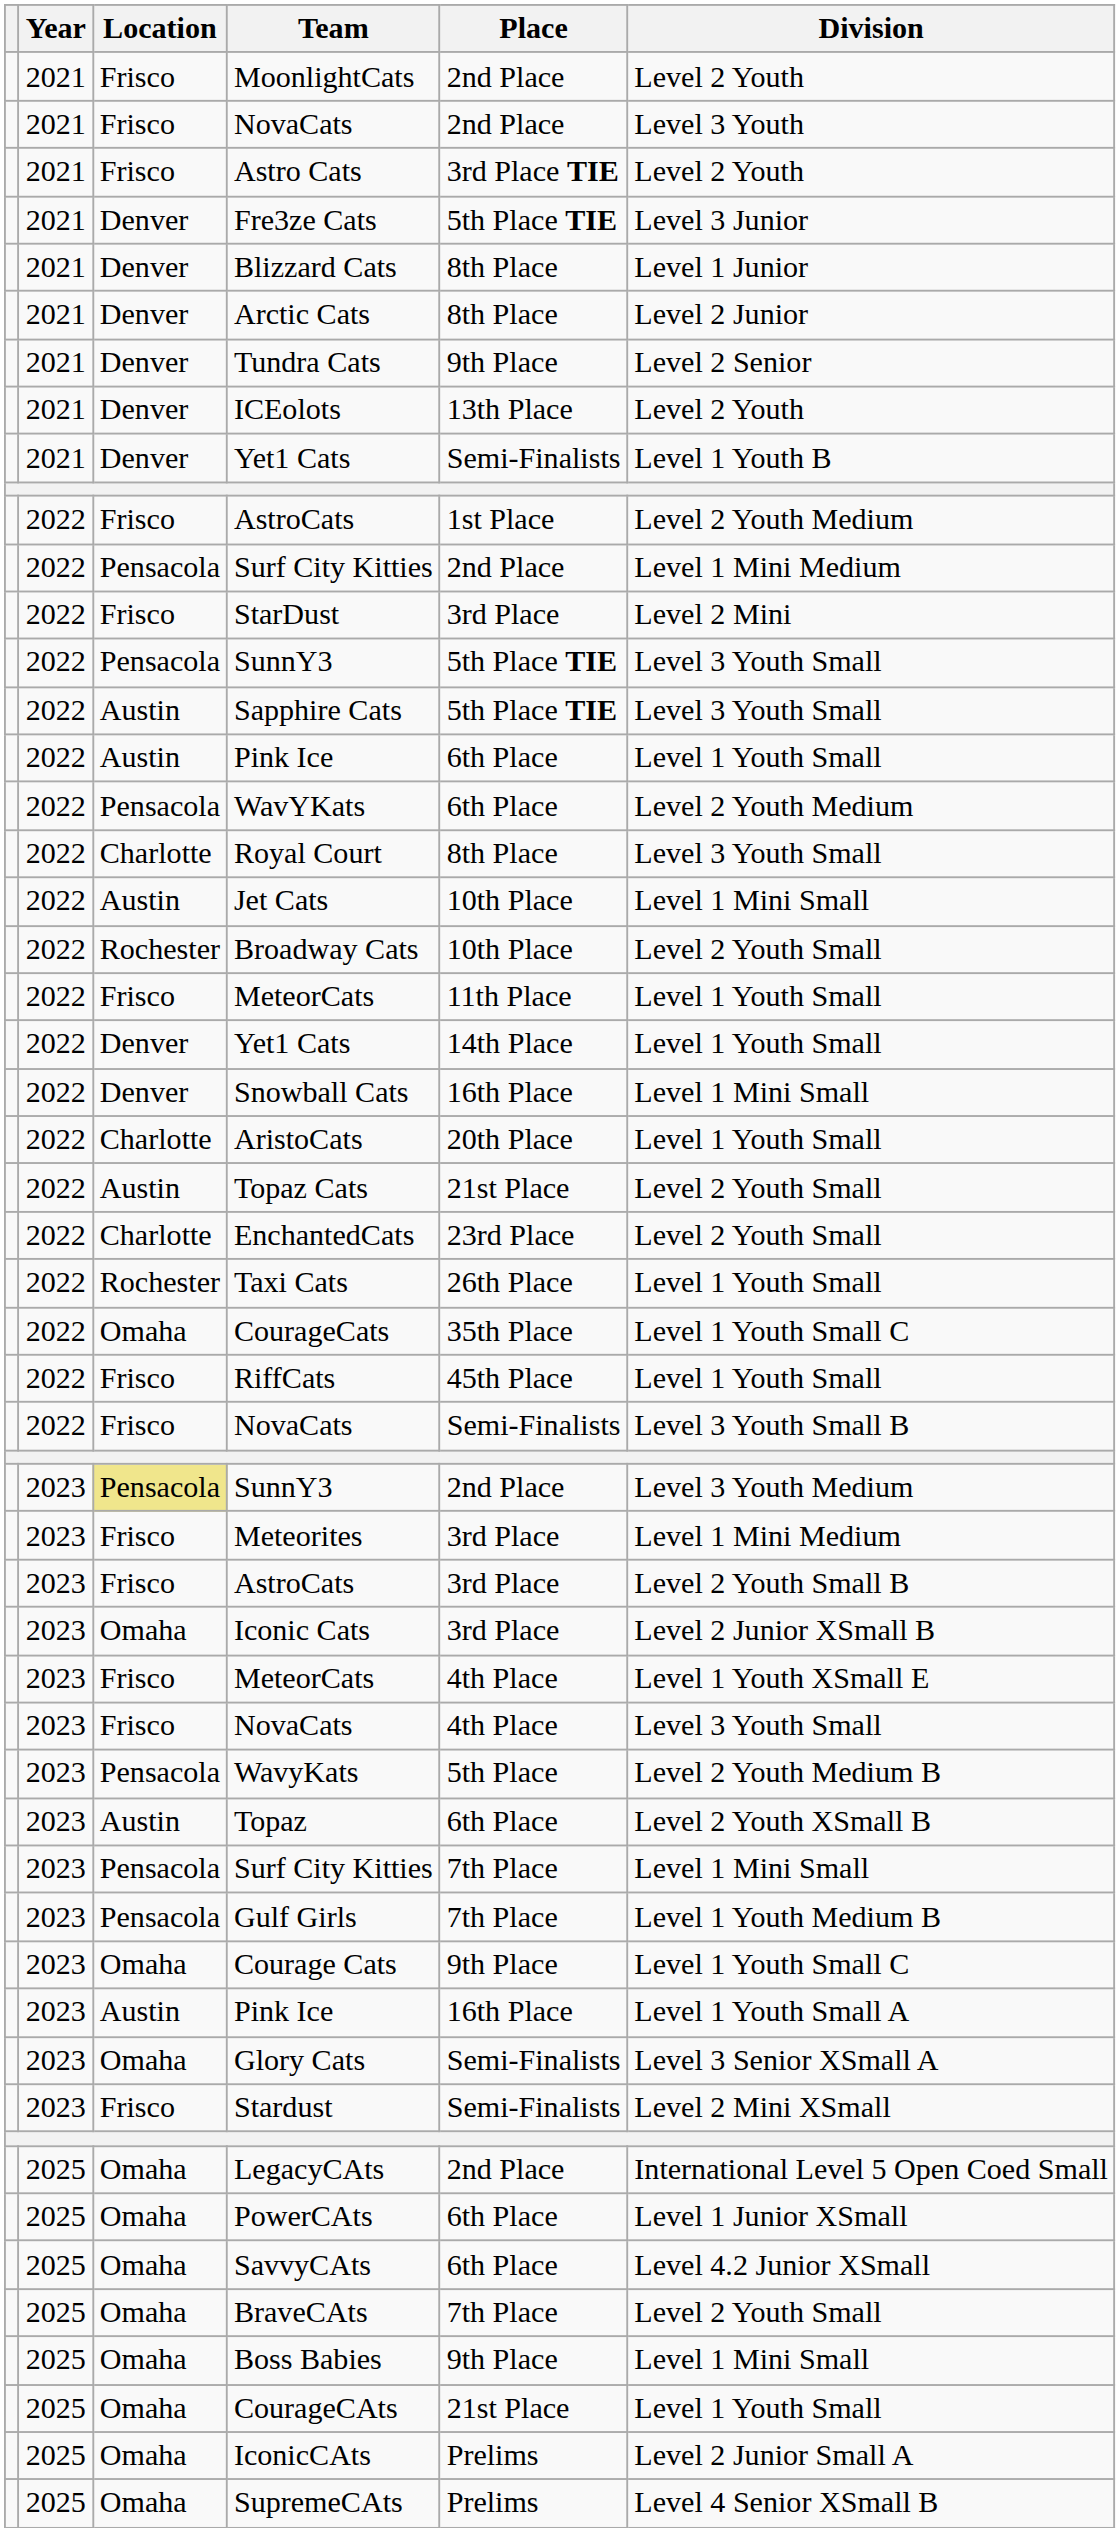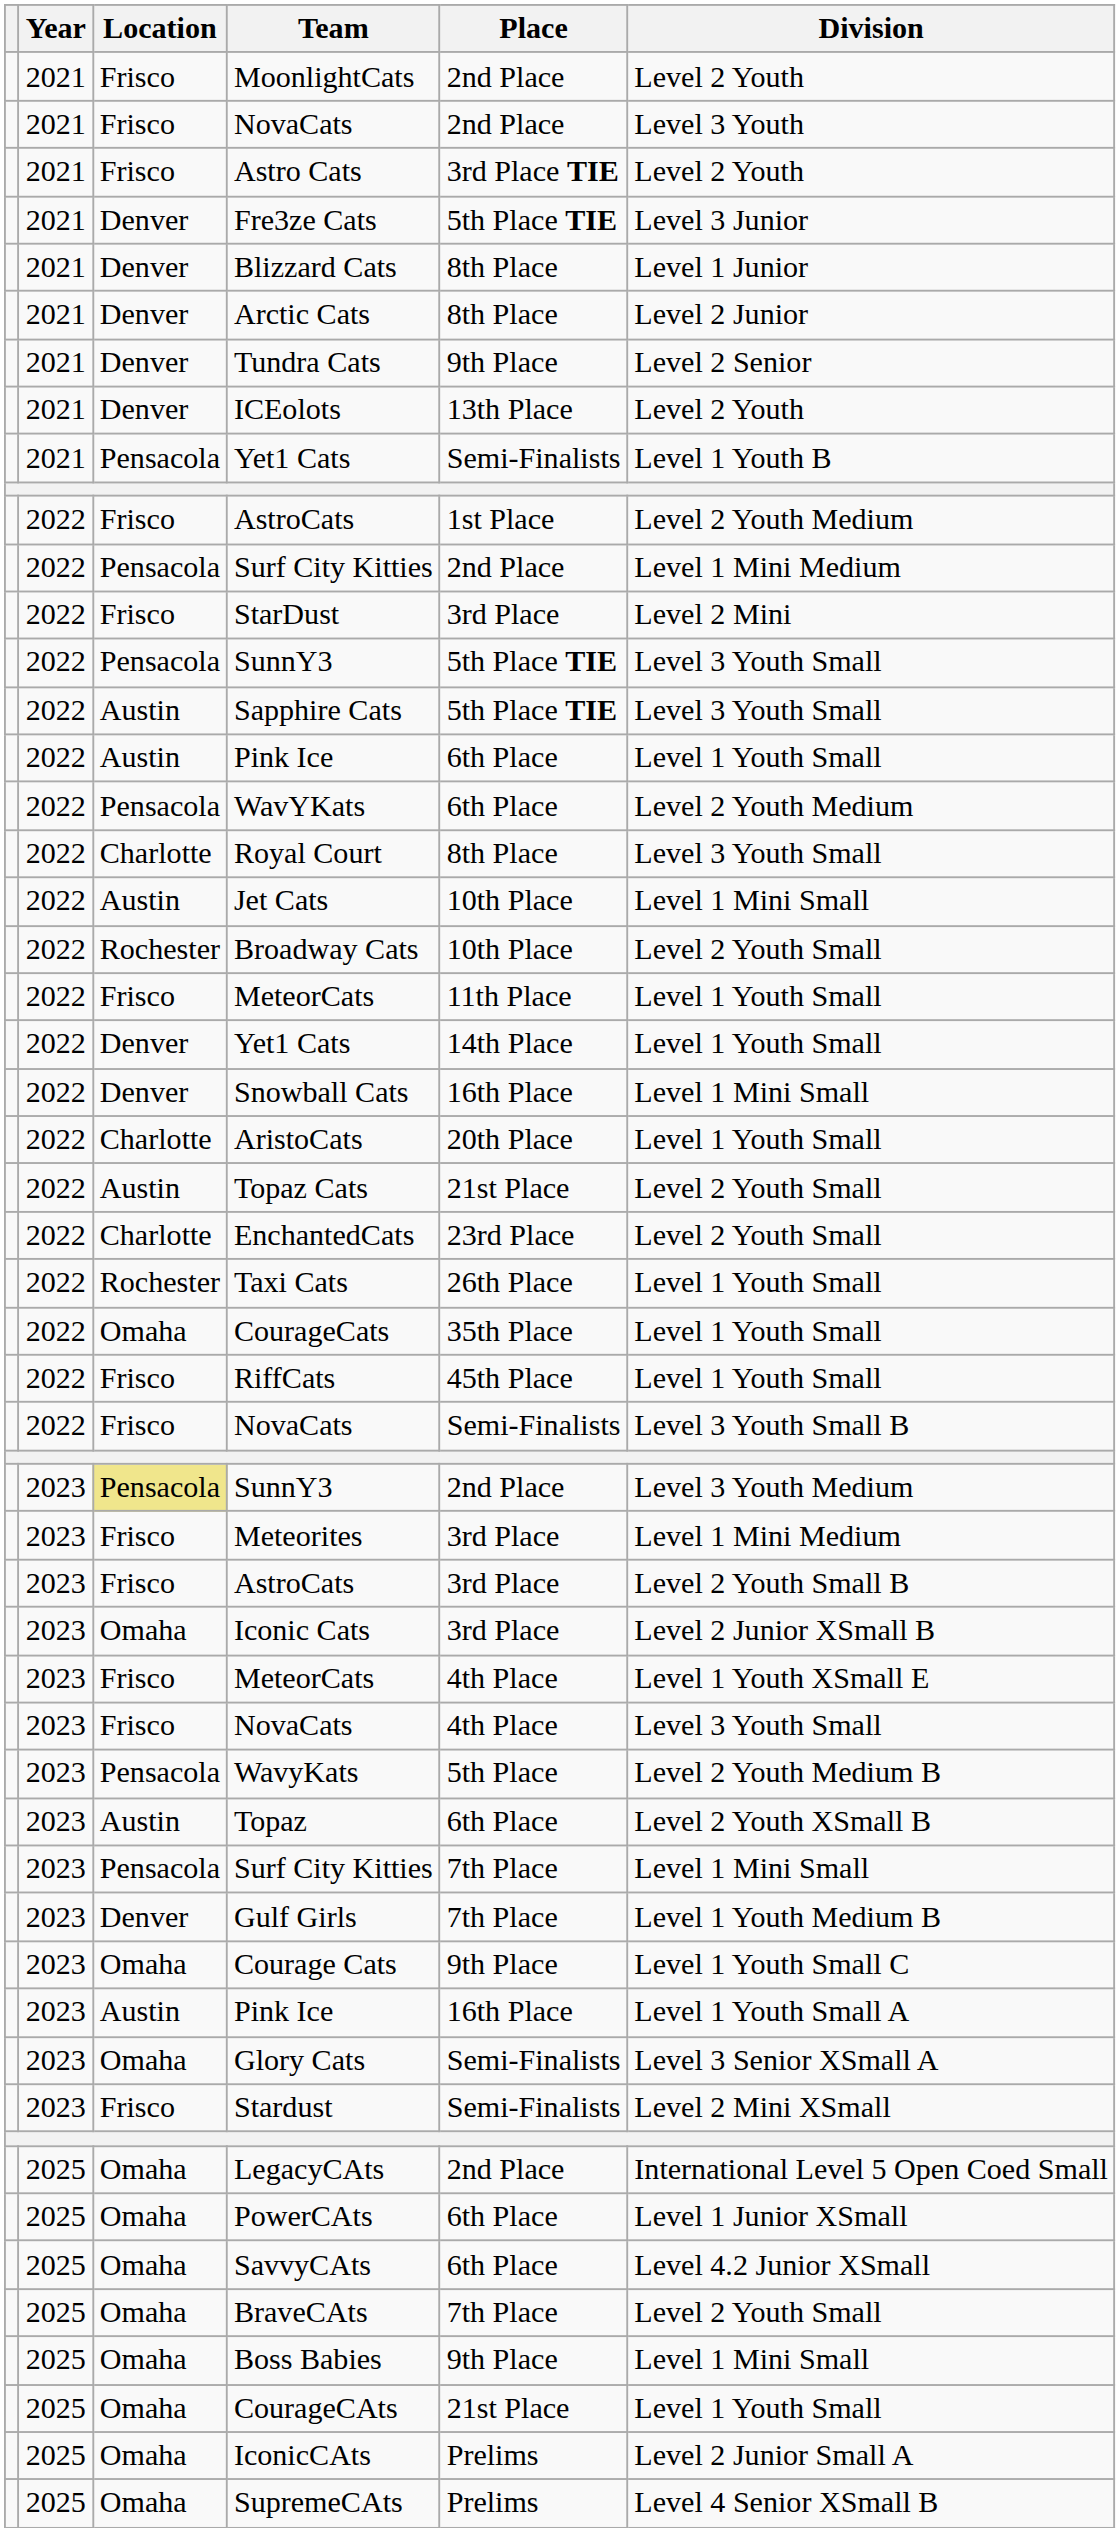(144, 457) Denver -> (160, 457) Pensacola
(772, 1330) Level 1 Youth Small C -> (758, 1330) Level 1 Youth Small
(160, 1916) Pensacola -> (144, 1916) Denver
